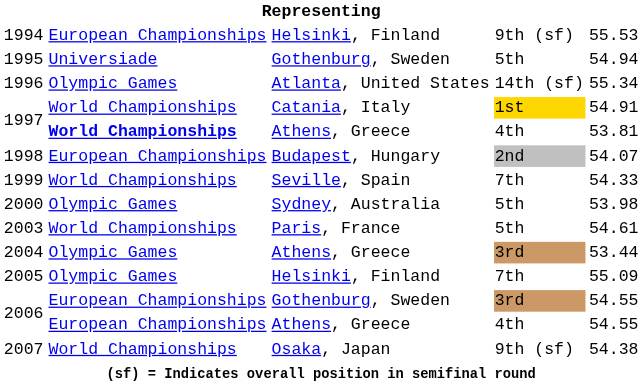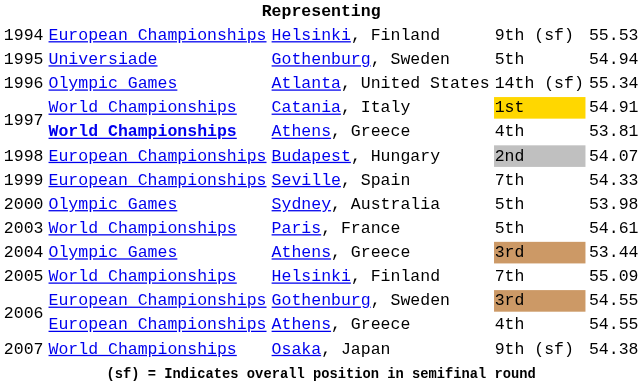(143, 180) World Championships -> (158, 180) European Championships
(113, 277) Olympic Games -> (143, 277) World Championships
